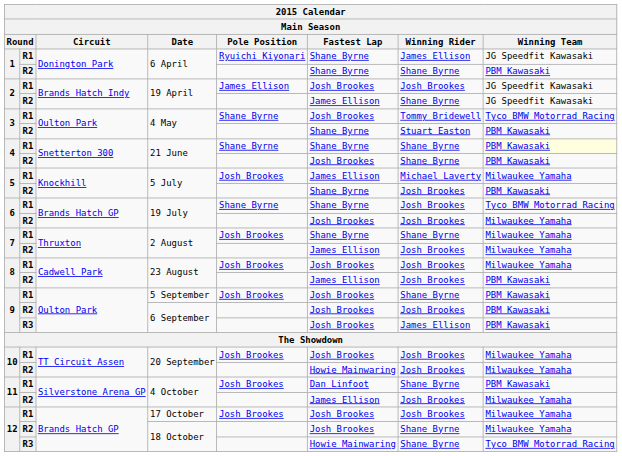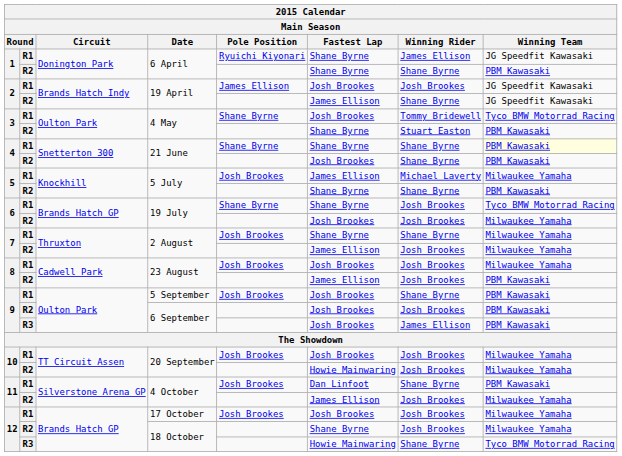(433, 191) Josh Brookes -> (430, 191) Shane Byrne
(342, 429) Josh Brookes -> (339, 429) Shane Byrne
(430, 429) Shane Byrne -> (433, 429) Josh Brookes
